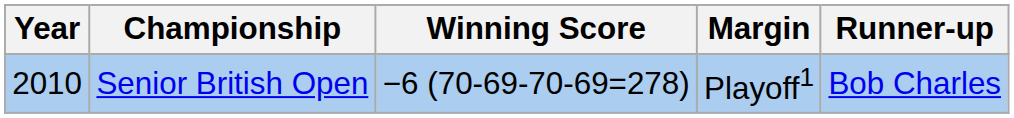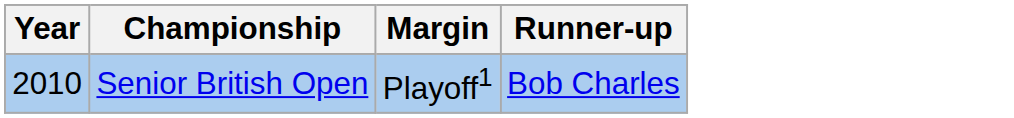- column: (536, 29)
